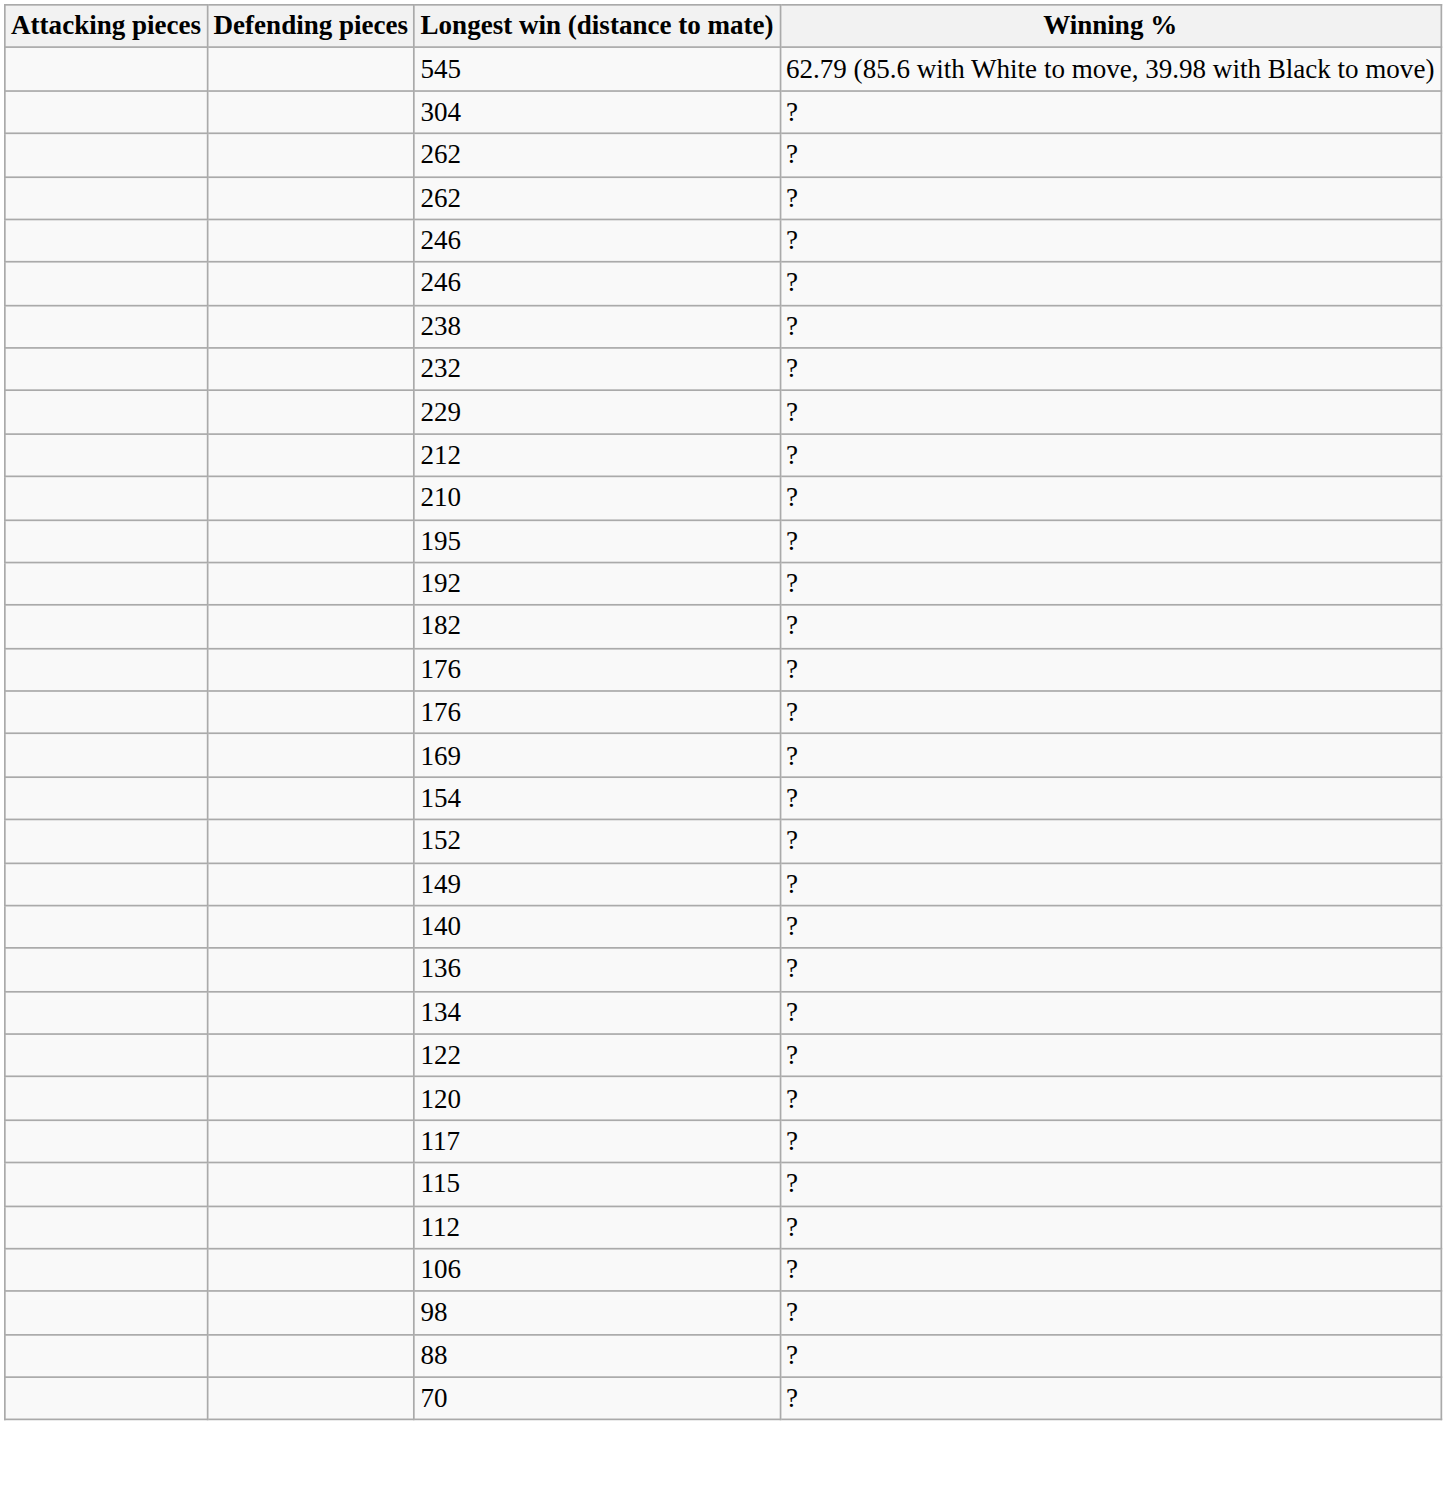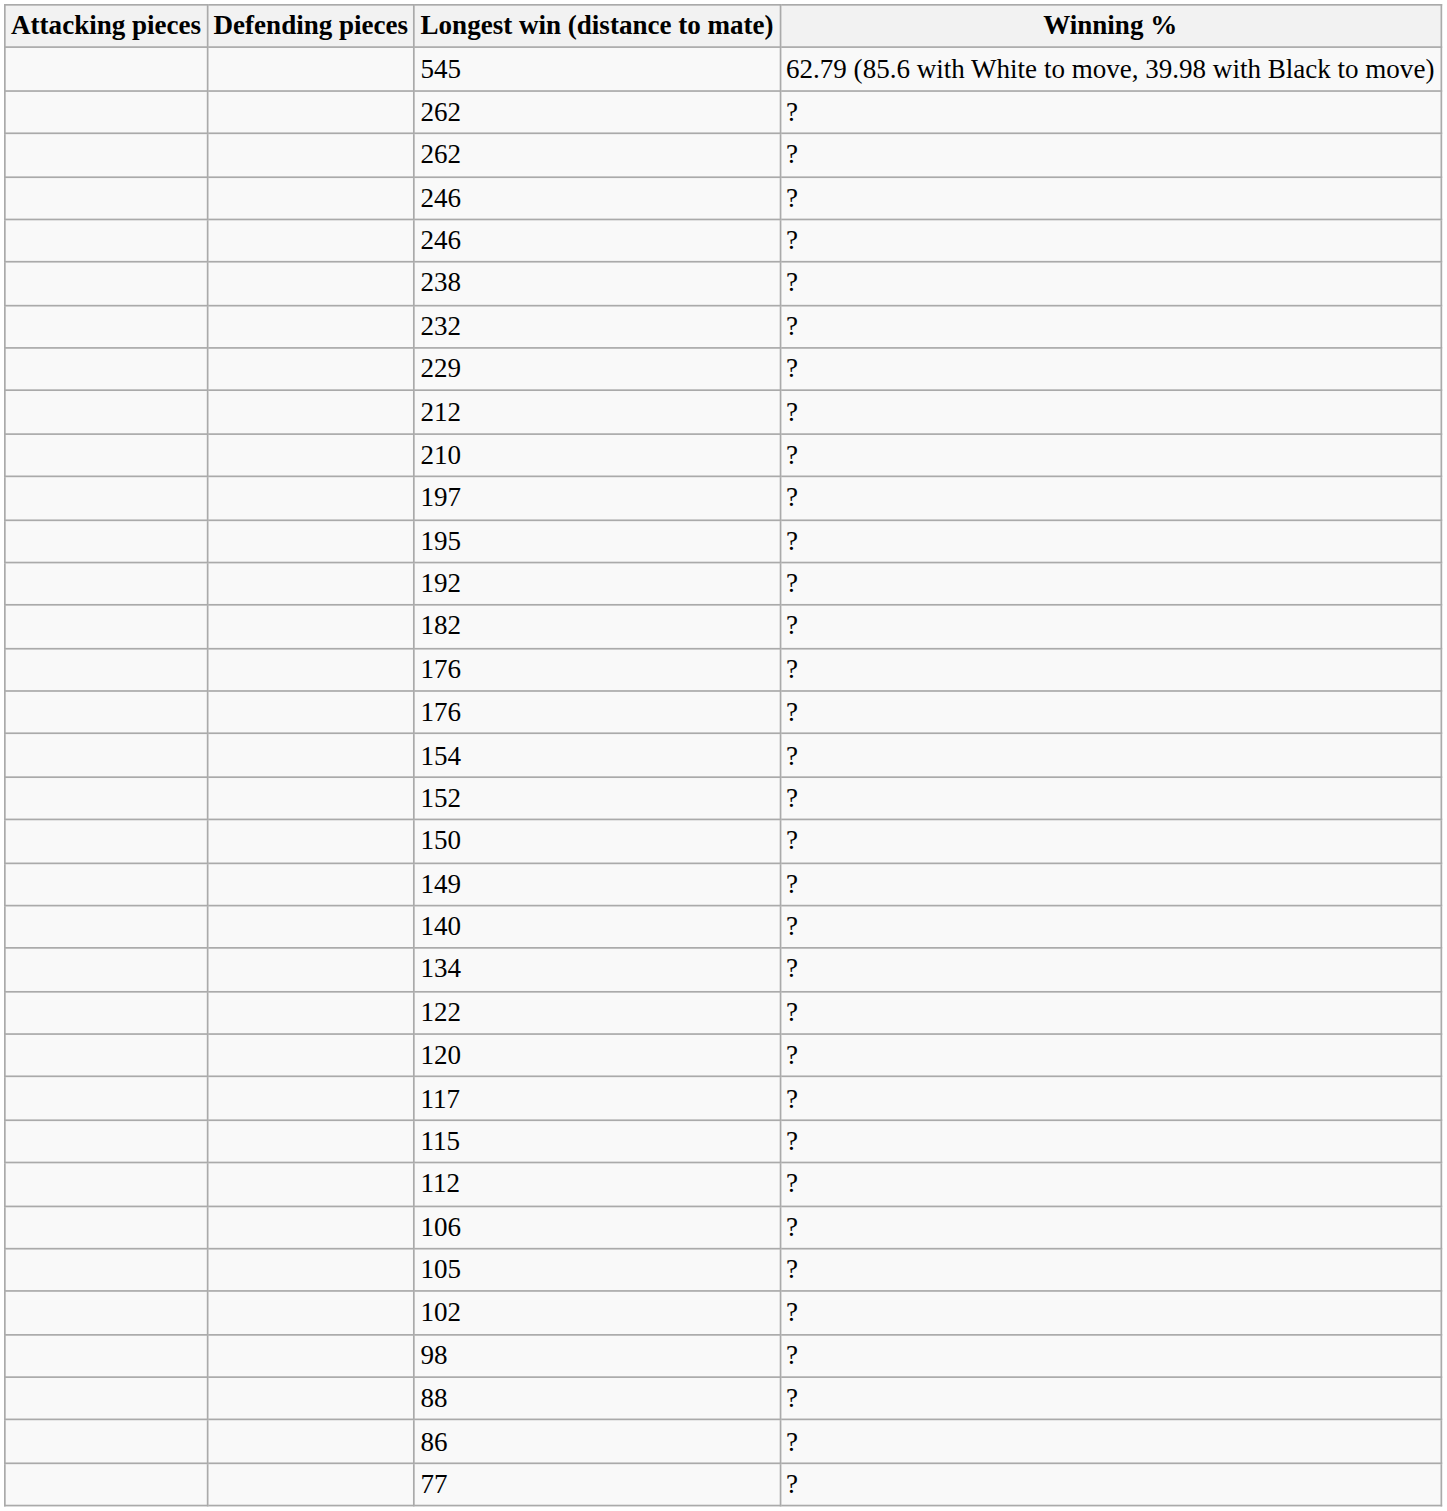- row: (441, 111)
+ row: (441, 497)
- row: (441, 754)
+ row: (441, 840)
- row: (441, 969)
+ row: (441, 1269)
+ row: (441, 1312)
+ row: (434, 1441)
+ row: (434, 1483)
- row: (434, 1398)
